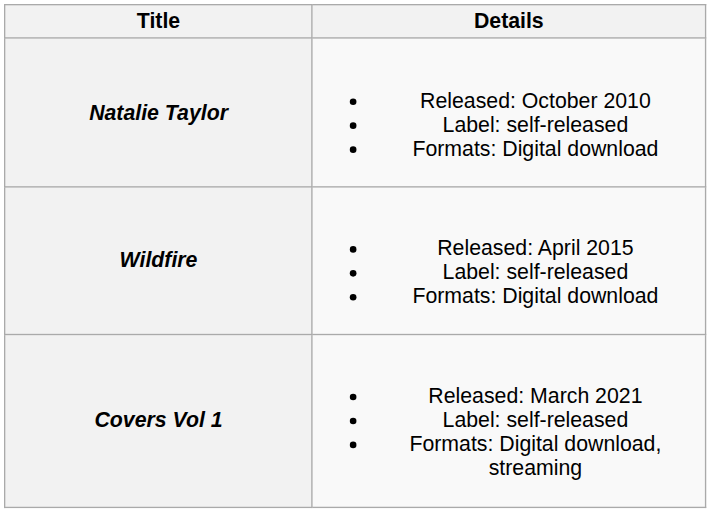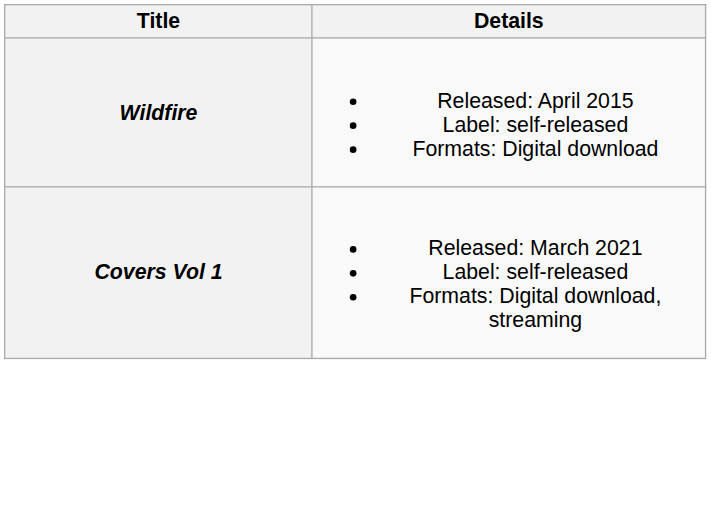- row: (159, 112)
